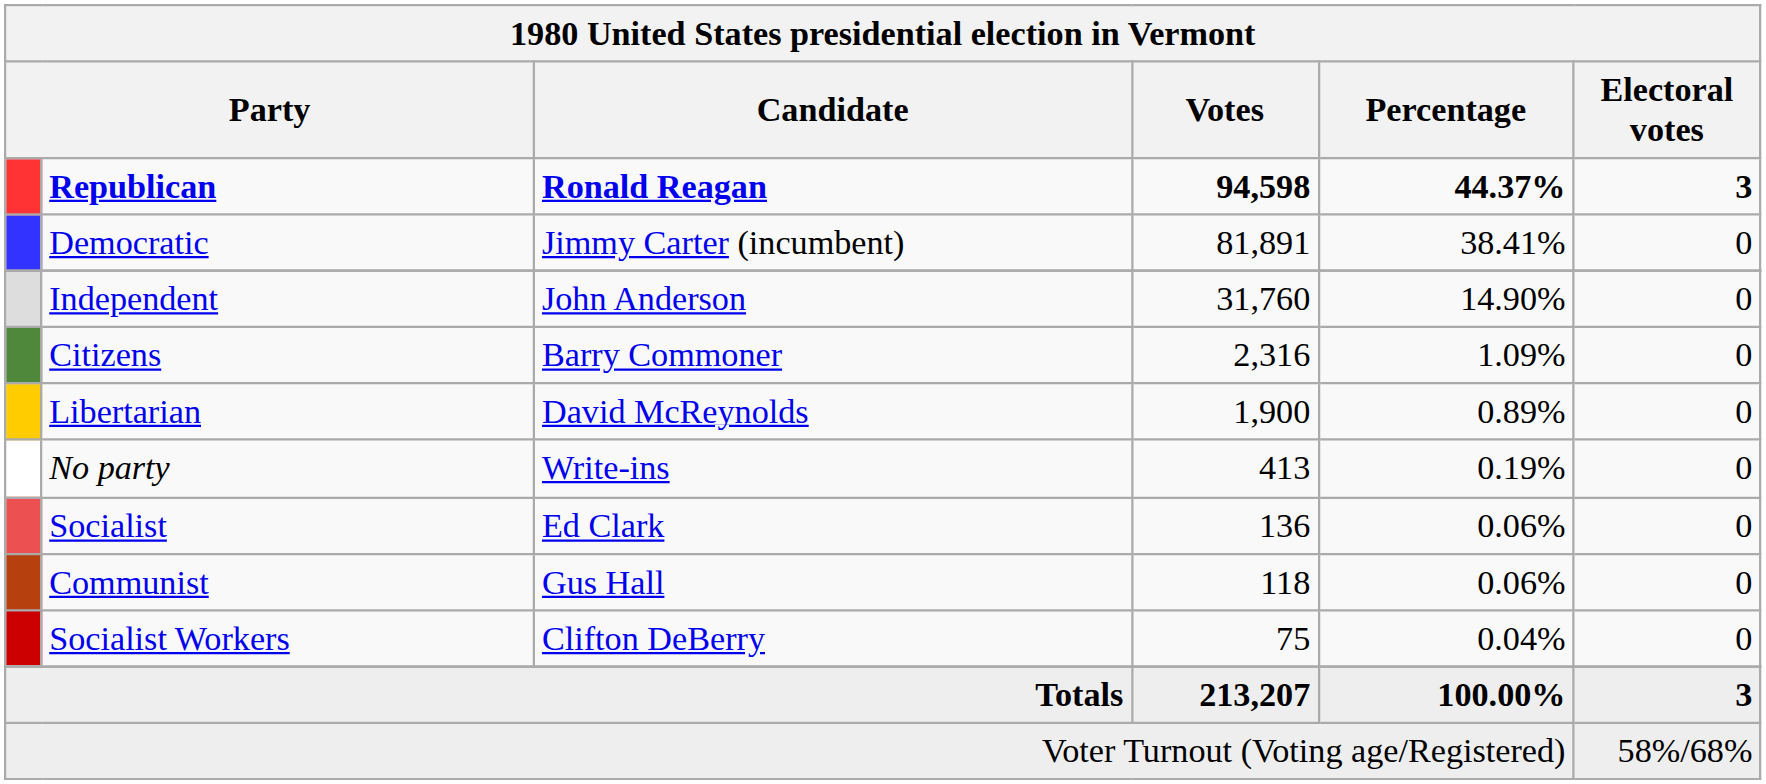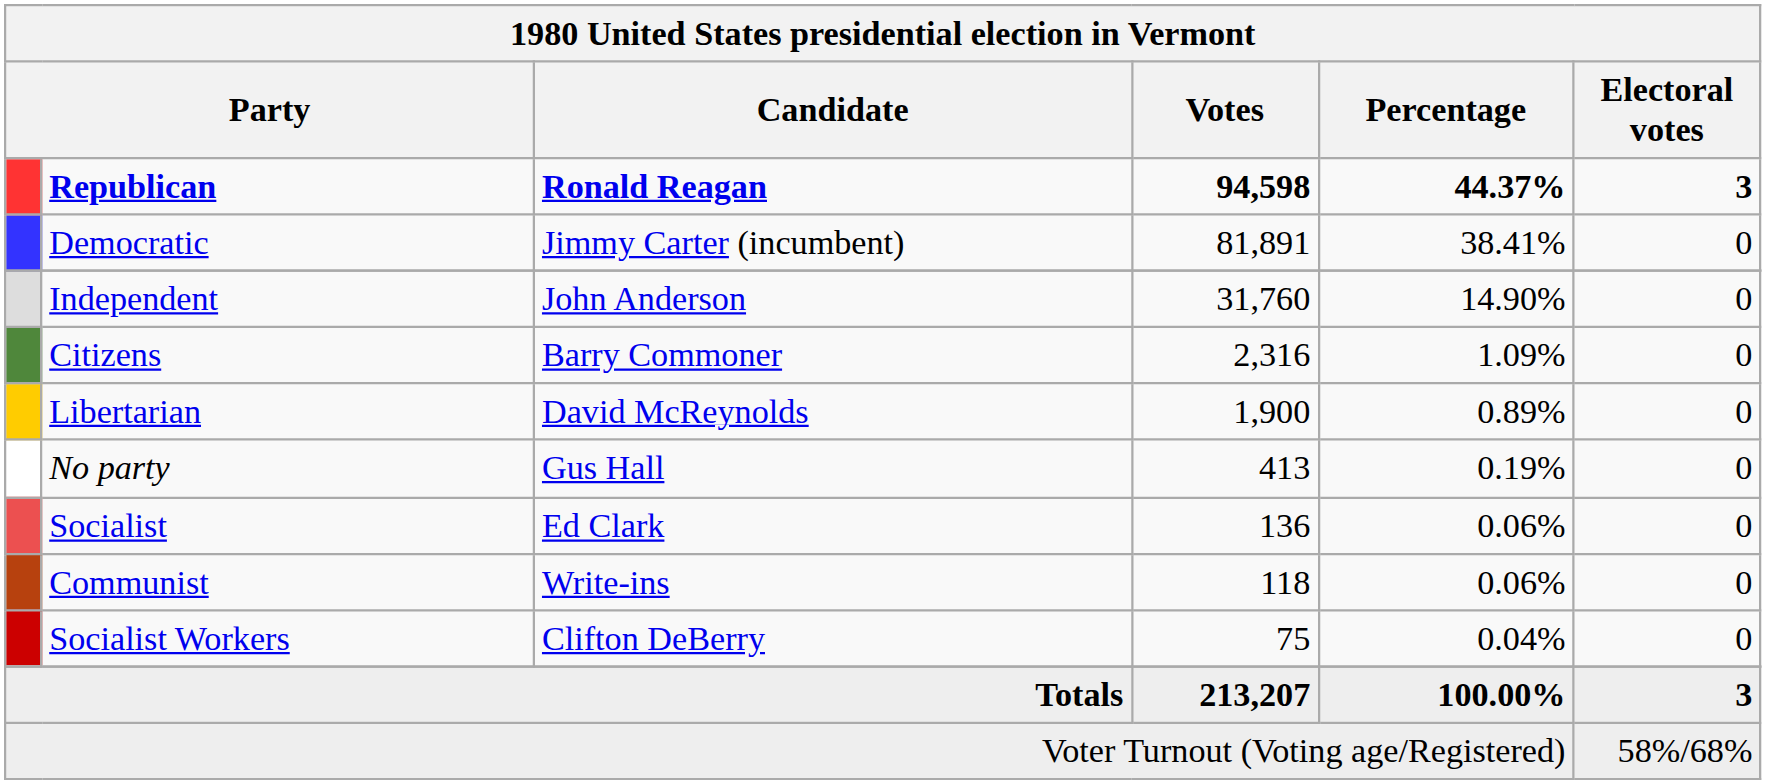(606, 468) Write-ins -> (603, 468) Gus Hall
(603, 580) Gus Hall -> (606, 580) Write-ins
